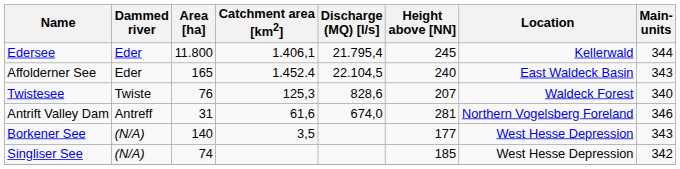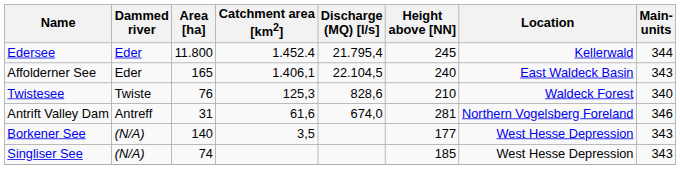(293, 52) 1.406,1 -> (293, 52) 1.452.4
(293, 73) 1.452.4 -> (293, 73) 1.406,1
(445, 93) 207 -> (445, 93) 210
(662, 154) 342 -> (662, 154) 343
